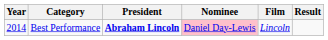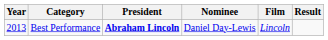(16, 27) 2014 -> (16, 27) 2013
(220, 27) pink background -> (220, 27) no background
